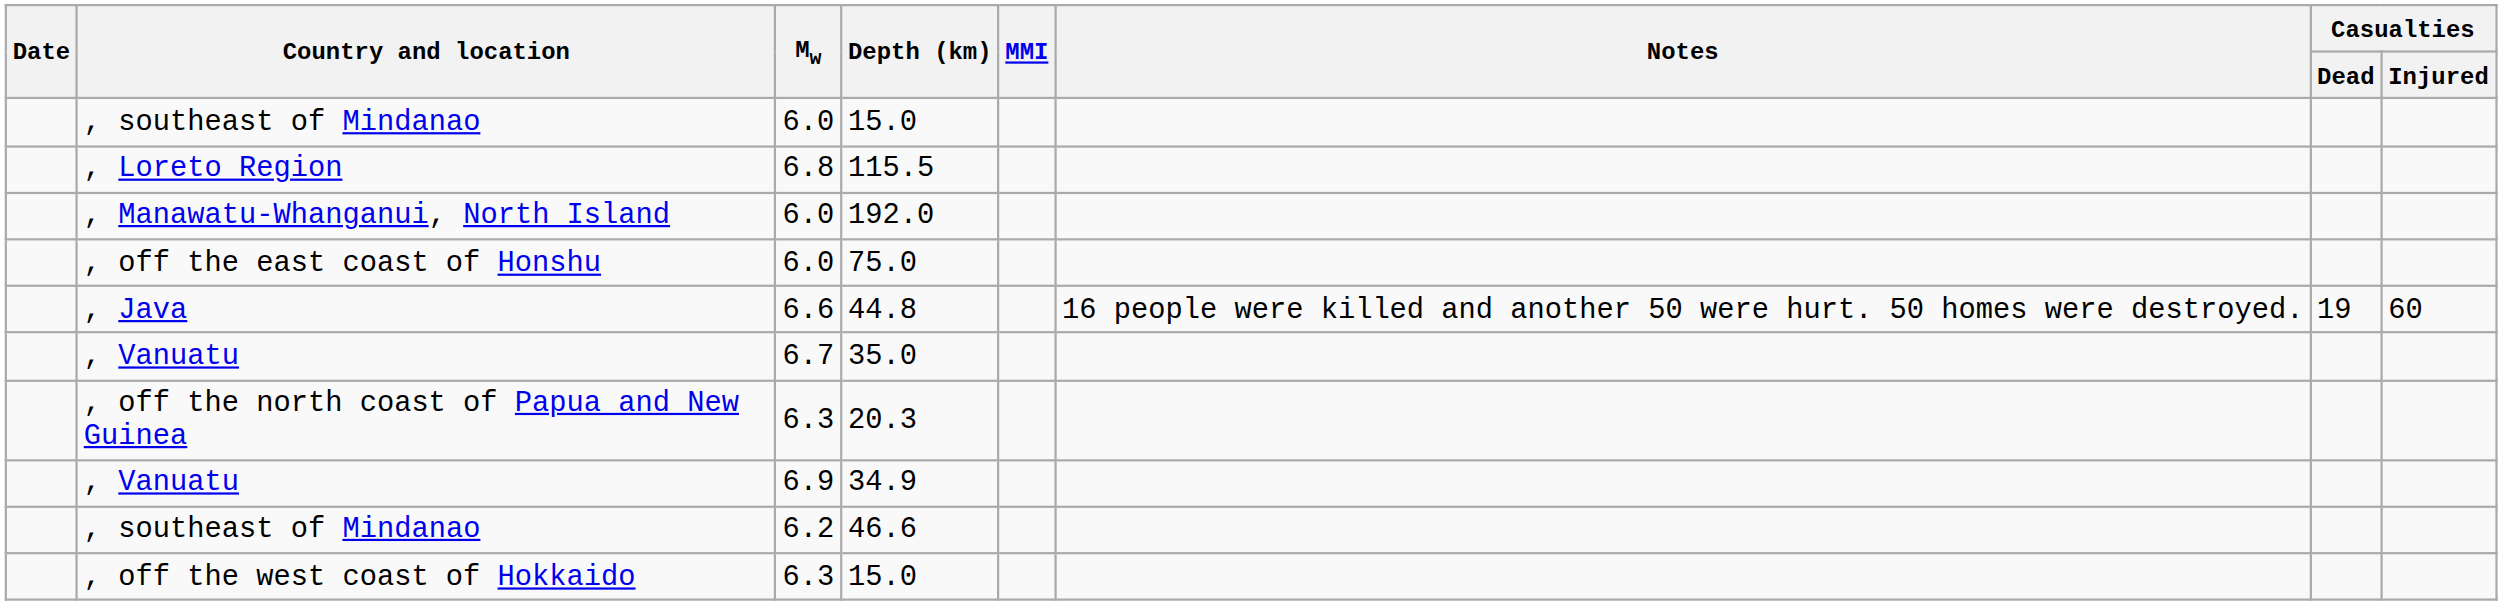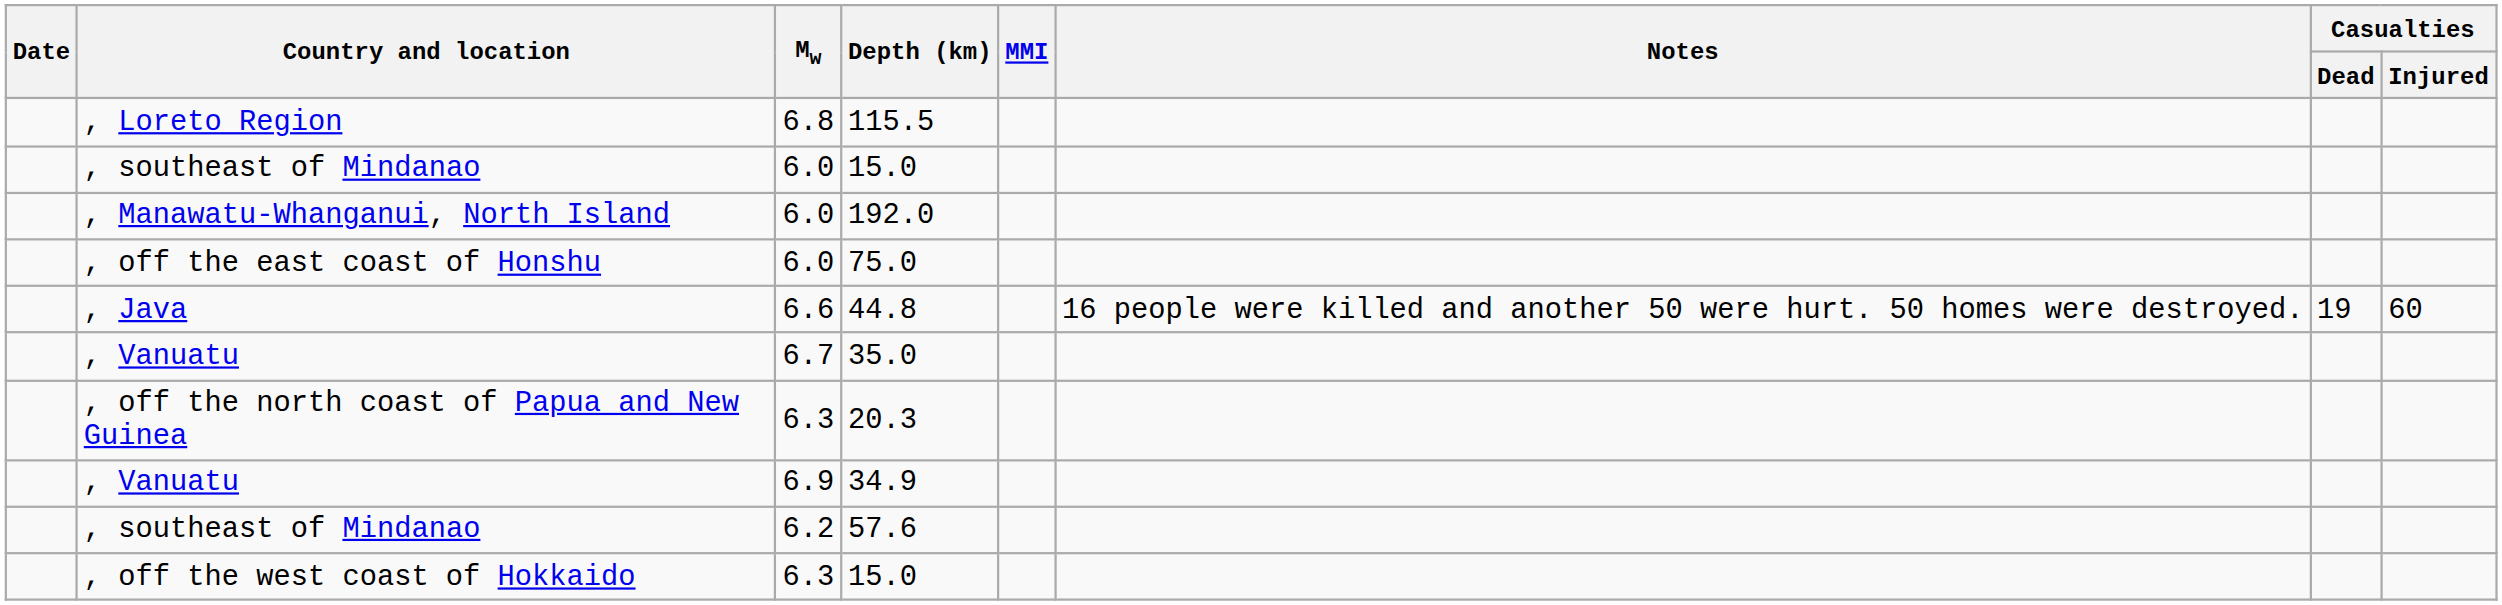rows swapped: (282, 122) <-> (213, 169)
(882, 530) 46.6 -> (882, 530) 57.6
